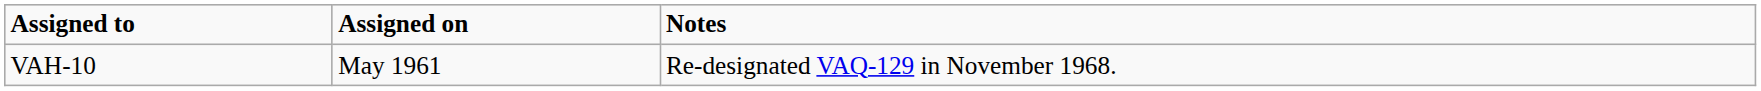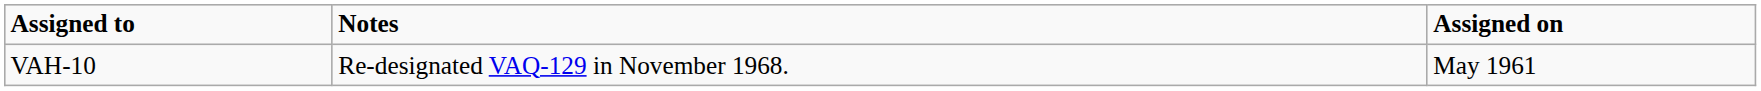columns swapped: (403, 24) <-> (696, 24)
